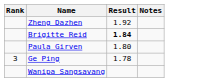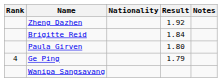+ column: (134, 11)
(122, 35) bold -> (176, 35) normal
(15, 59) 3 -> (15, 59) 4
(122, 59) 1.78 -> (176, 59) 1.79
